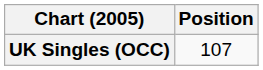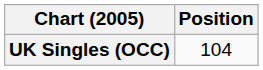(216, 49) 107 -> (216, 49) 104
